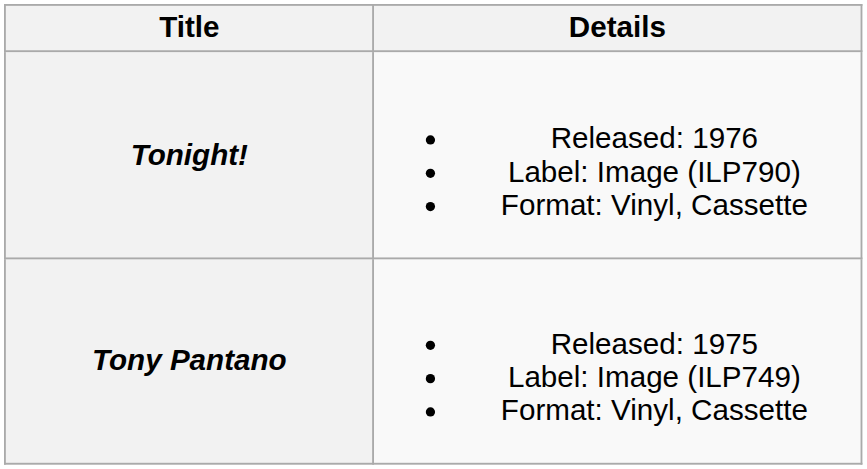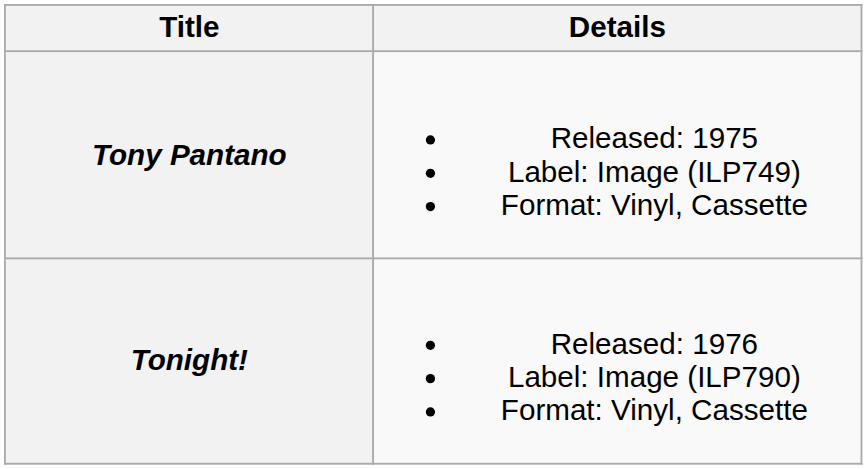rows swapped: (189, 360) <-> (189, 154)
